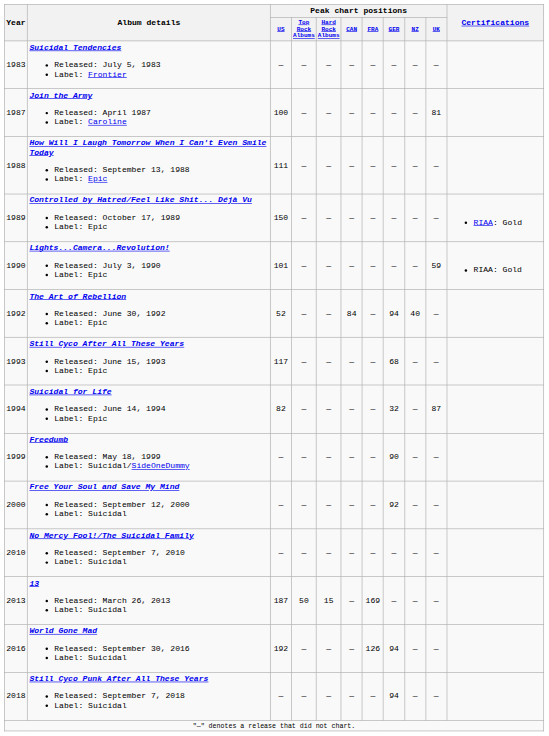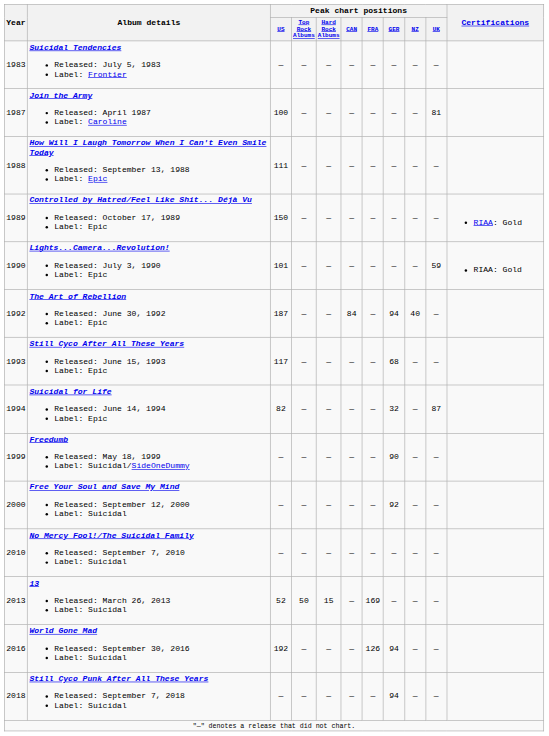(281, 313) 52 -> (281, 313) 187
(281, 601) 187 -> (281, 601) 52
